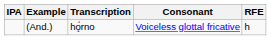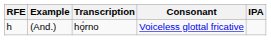columns swapped: (254, 12) <-> (14, 12)
